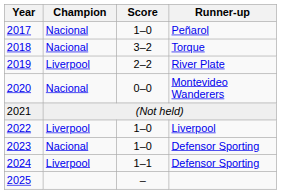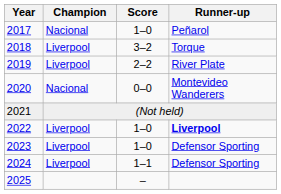(67, 47) Nacional -> (68, 47) Liverpool
(194, 128) normal -> (196, 128) bold
(67, 146) Nacional -> (68, 146) Liverpool
